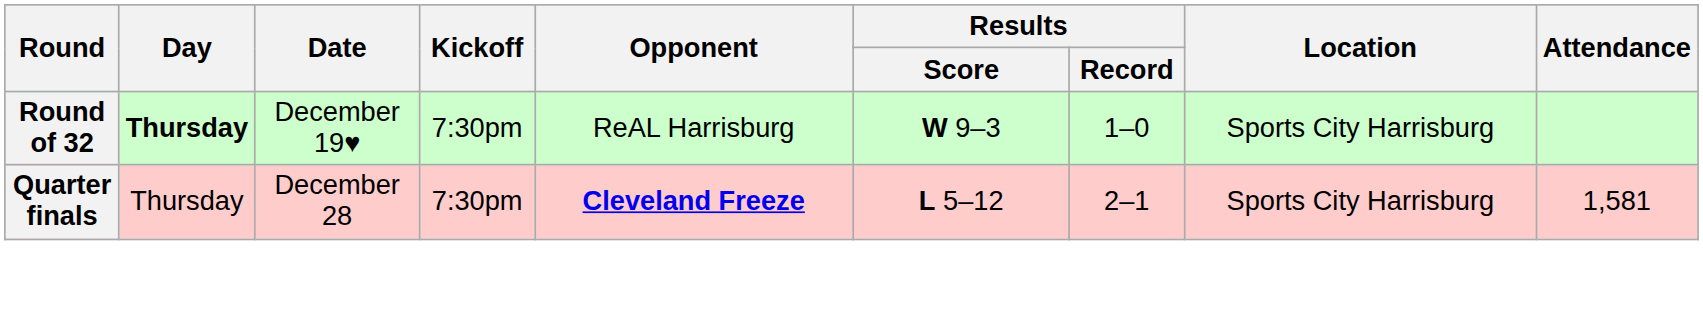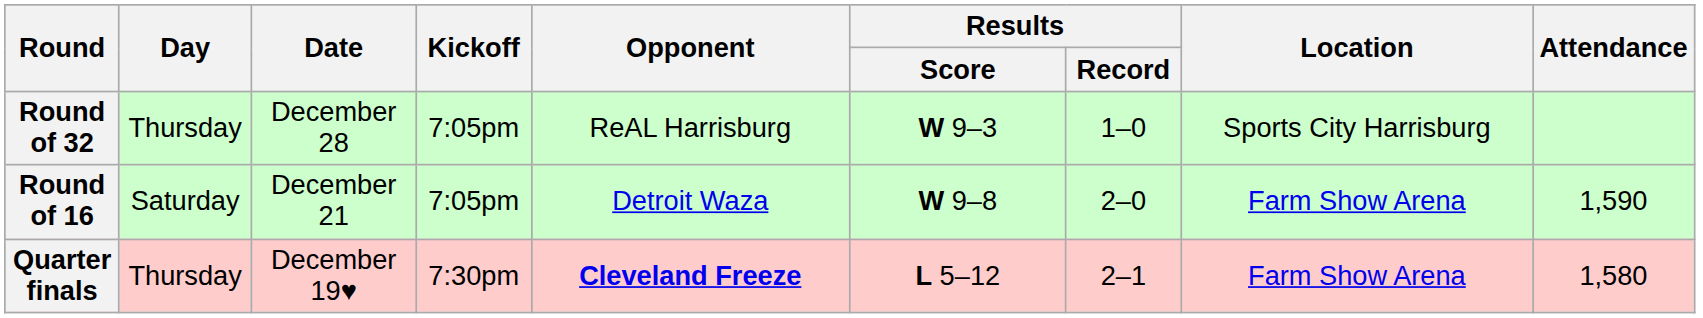(187, 127) bold -> (185, 127) normal
(337, 127) December 19♥ -> (334, 127) December 28
(477, 127) 7:30pm -> (474, 127) 7:05pm
+ row: (62, 201)
(337, 201) December 28 -> (334, 275) December 19♥
(1360, 201) Sports City Harrisburg -> (1357, 275) Farm Show Arena
(1617, 201) 1,581 -> (1613, 275) 1,580
